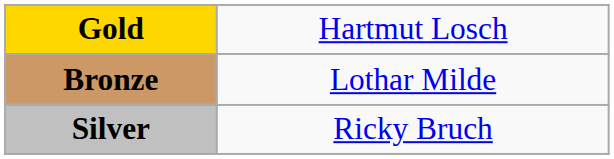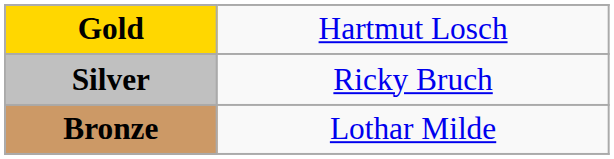rows swapped: (111, 128) <-> (111, 79)
